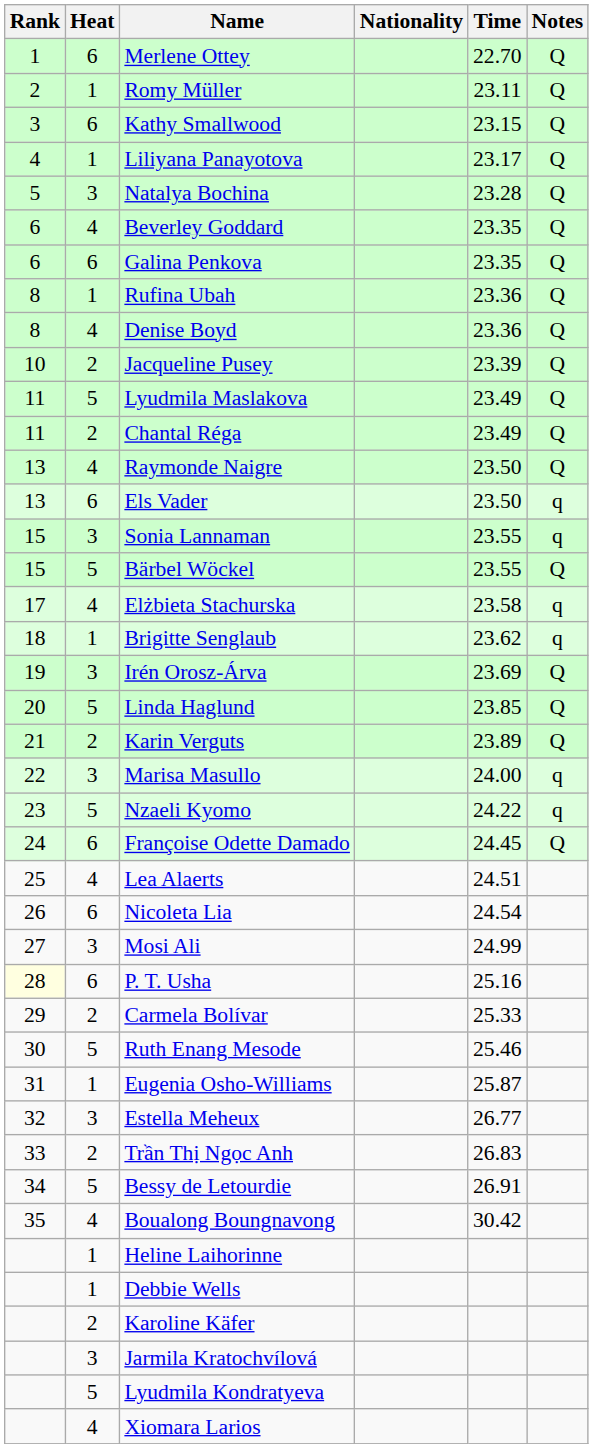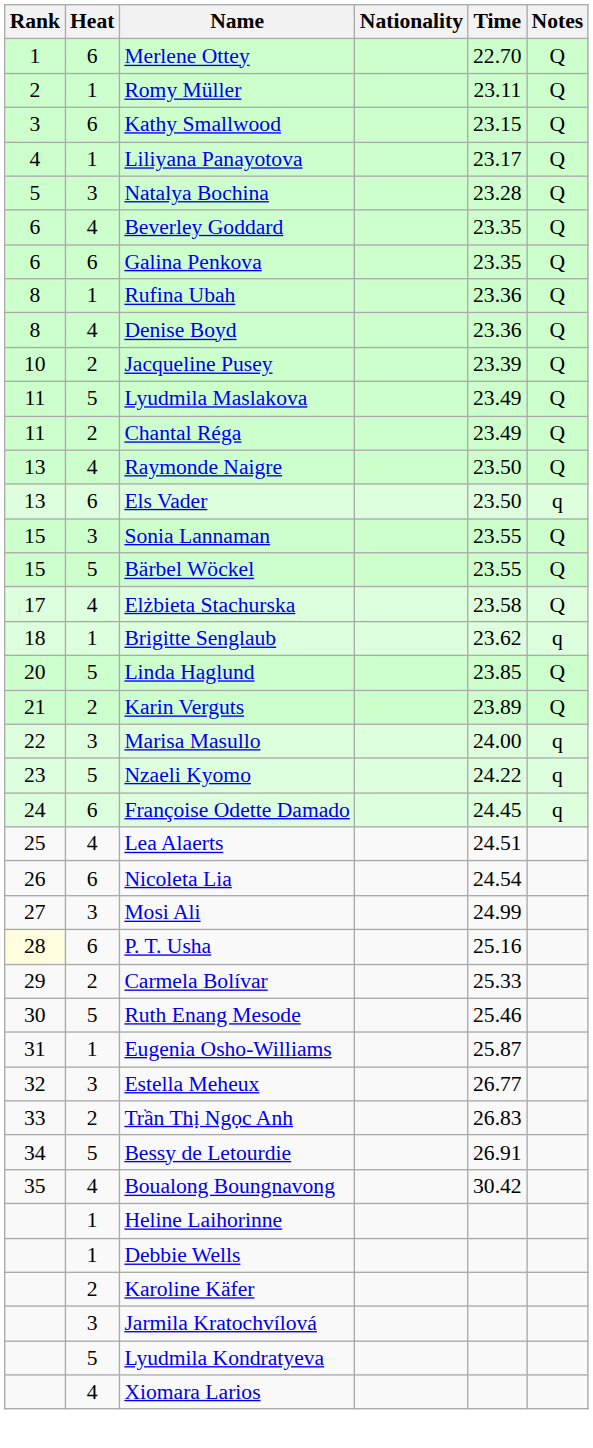(557, 535) q -> (557, 535) Q
(557, 603) q -> (557, 603) Q
- row: (195, 672)
(557, 843) Q -> (557, 809) q
